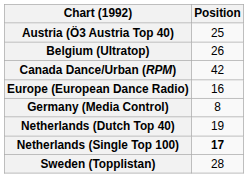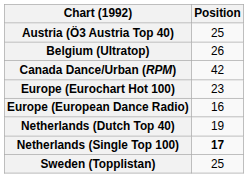+ row: (98, 88)
- row: (98, 107)
(217, 164) 28 -> (217, 164) 25
